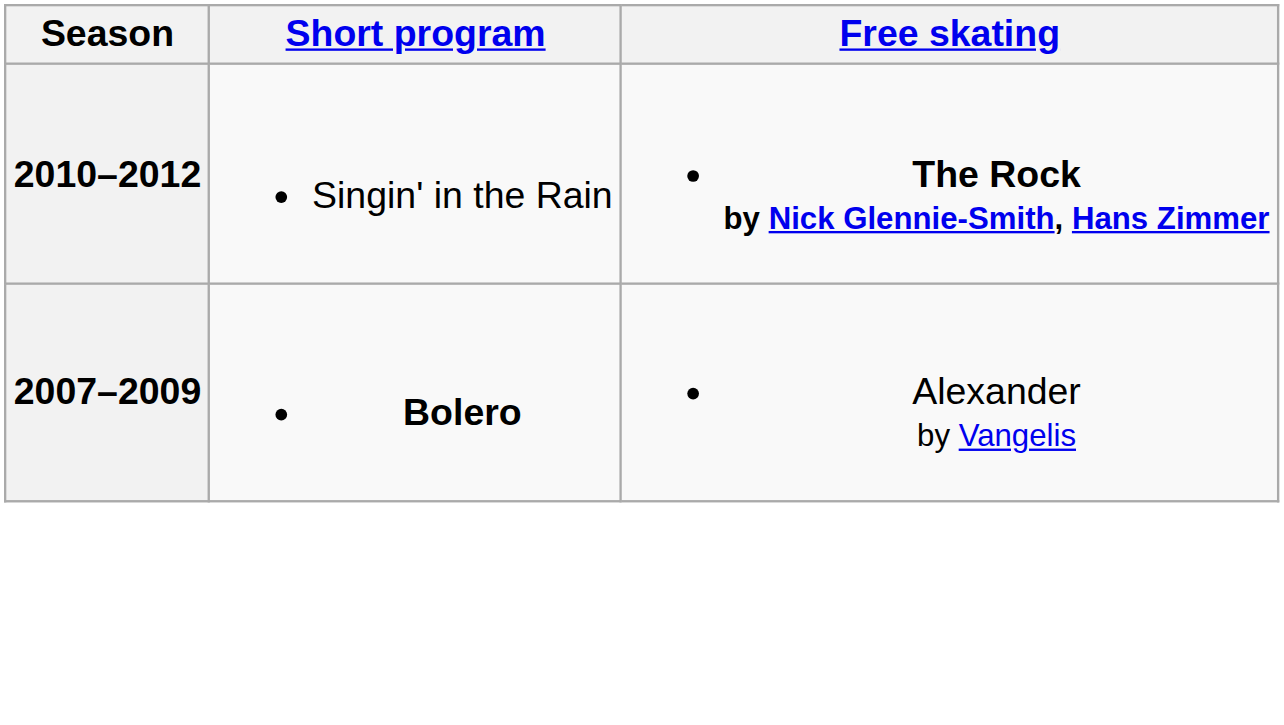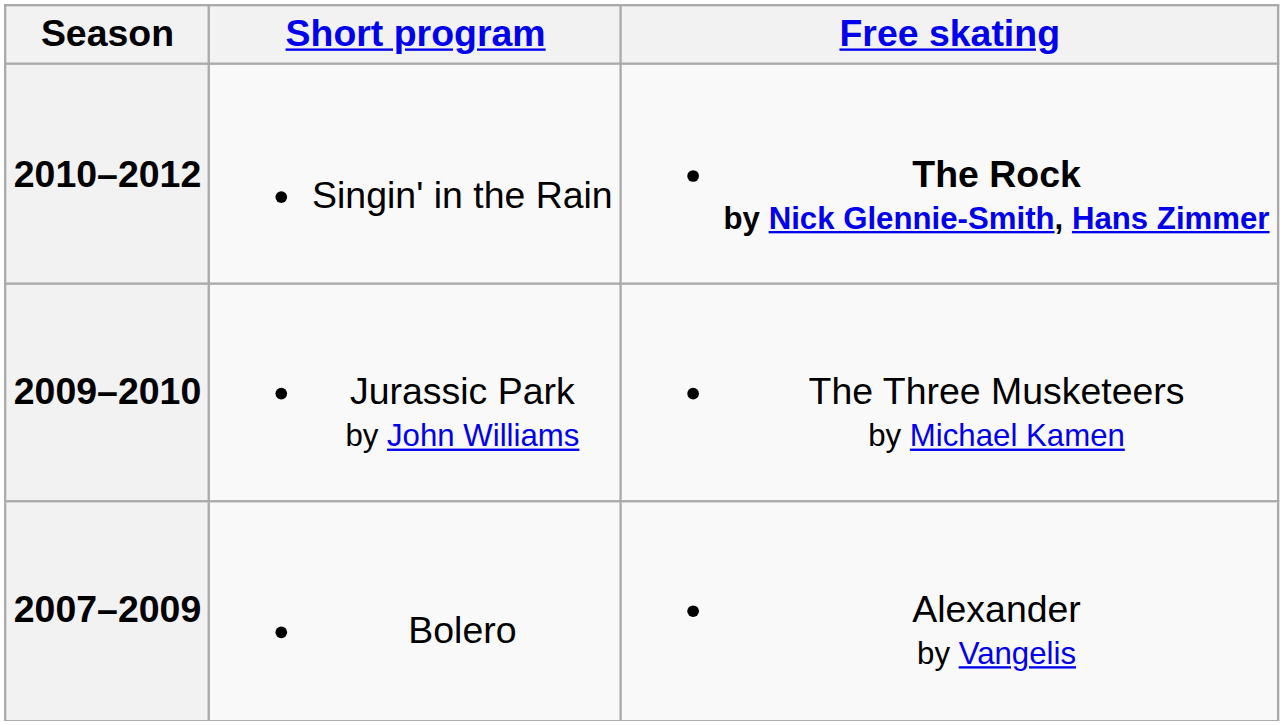+ row: (108, 391)
(416, 413) bold -> (416, 632) normal
